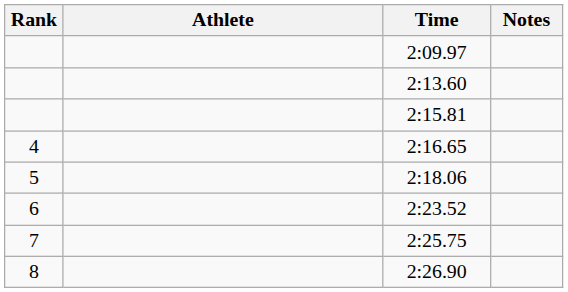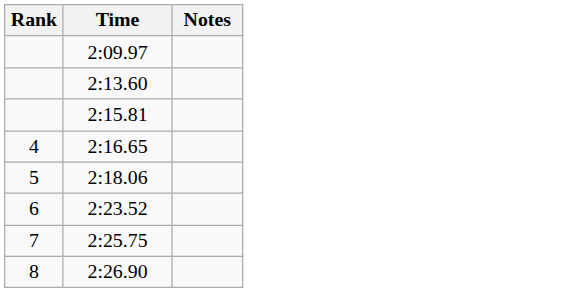- column: (223, 20)
